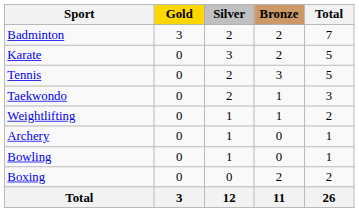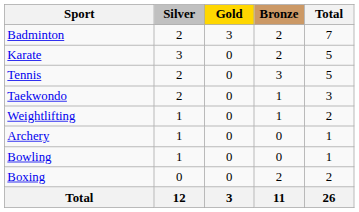columns swapped: (179, 14) <-> (229, 14)
